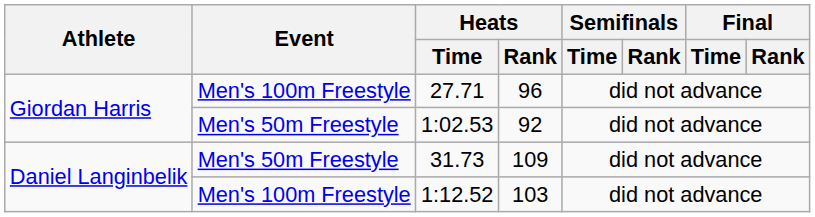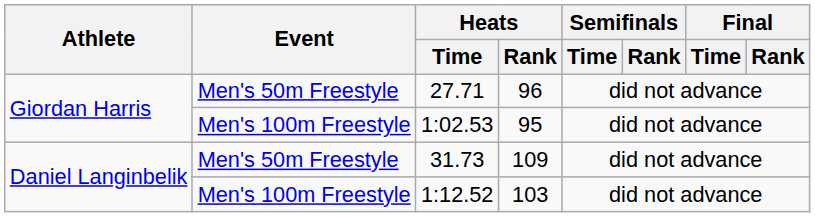(304, 91) Men's 100m Freestyle -> (298, 91) Men's 50m Freestyle
(298, 125) Men's 50m Freestyle -> (304, 125) Men's 100m Freestyle
(530, 125) 92 -> (530, 125) 95
